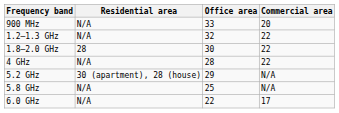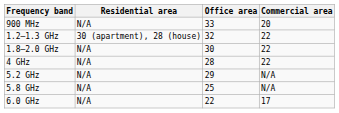(84, 37) N/A -> (139, 37) 30 (apartment), 28 (house)
(82, 50) 28 -> (84, 50) N/A
(139, 75) 30 (apartment), 28 (house) -> (84, 75) N/A
